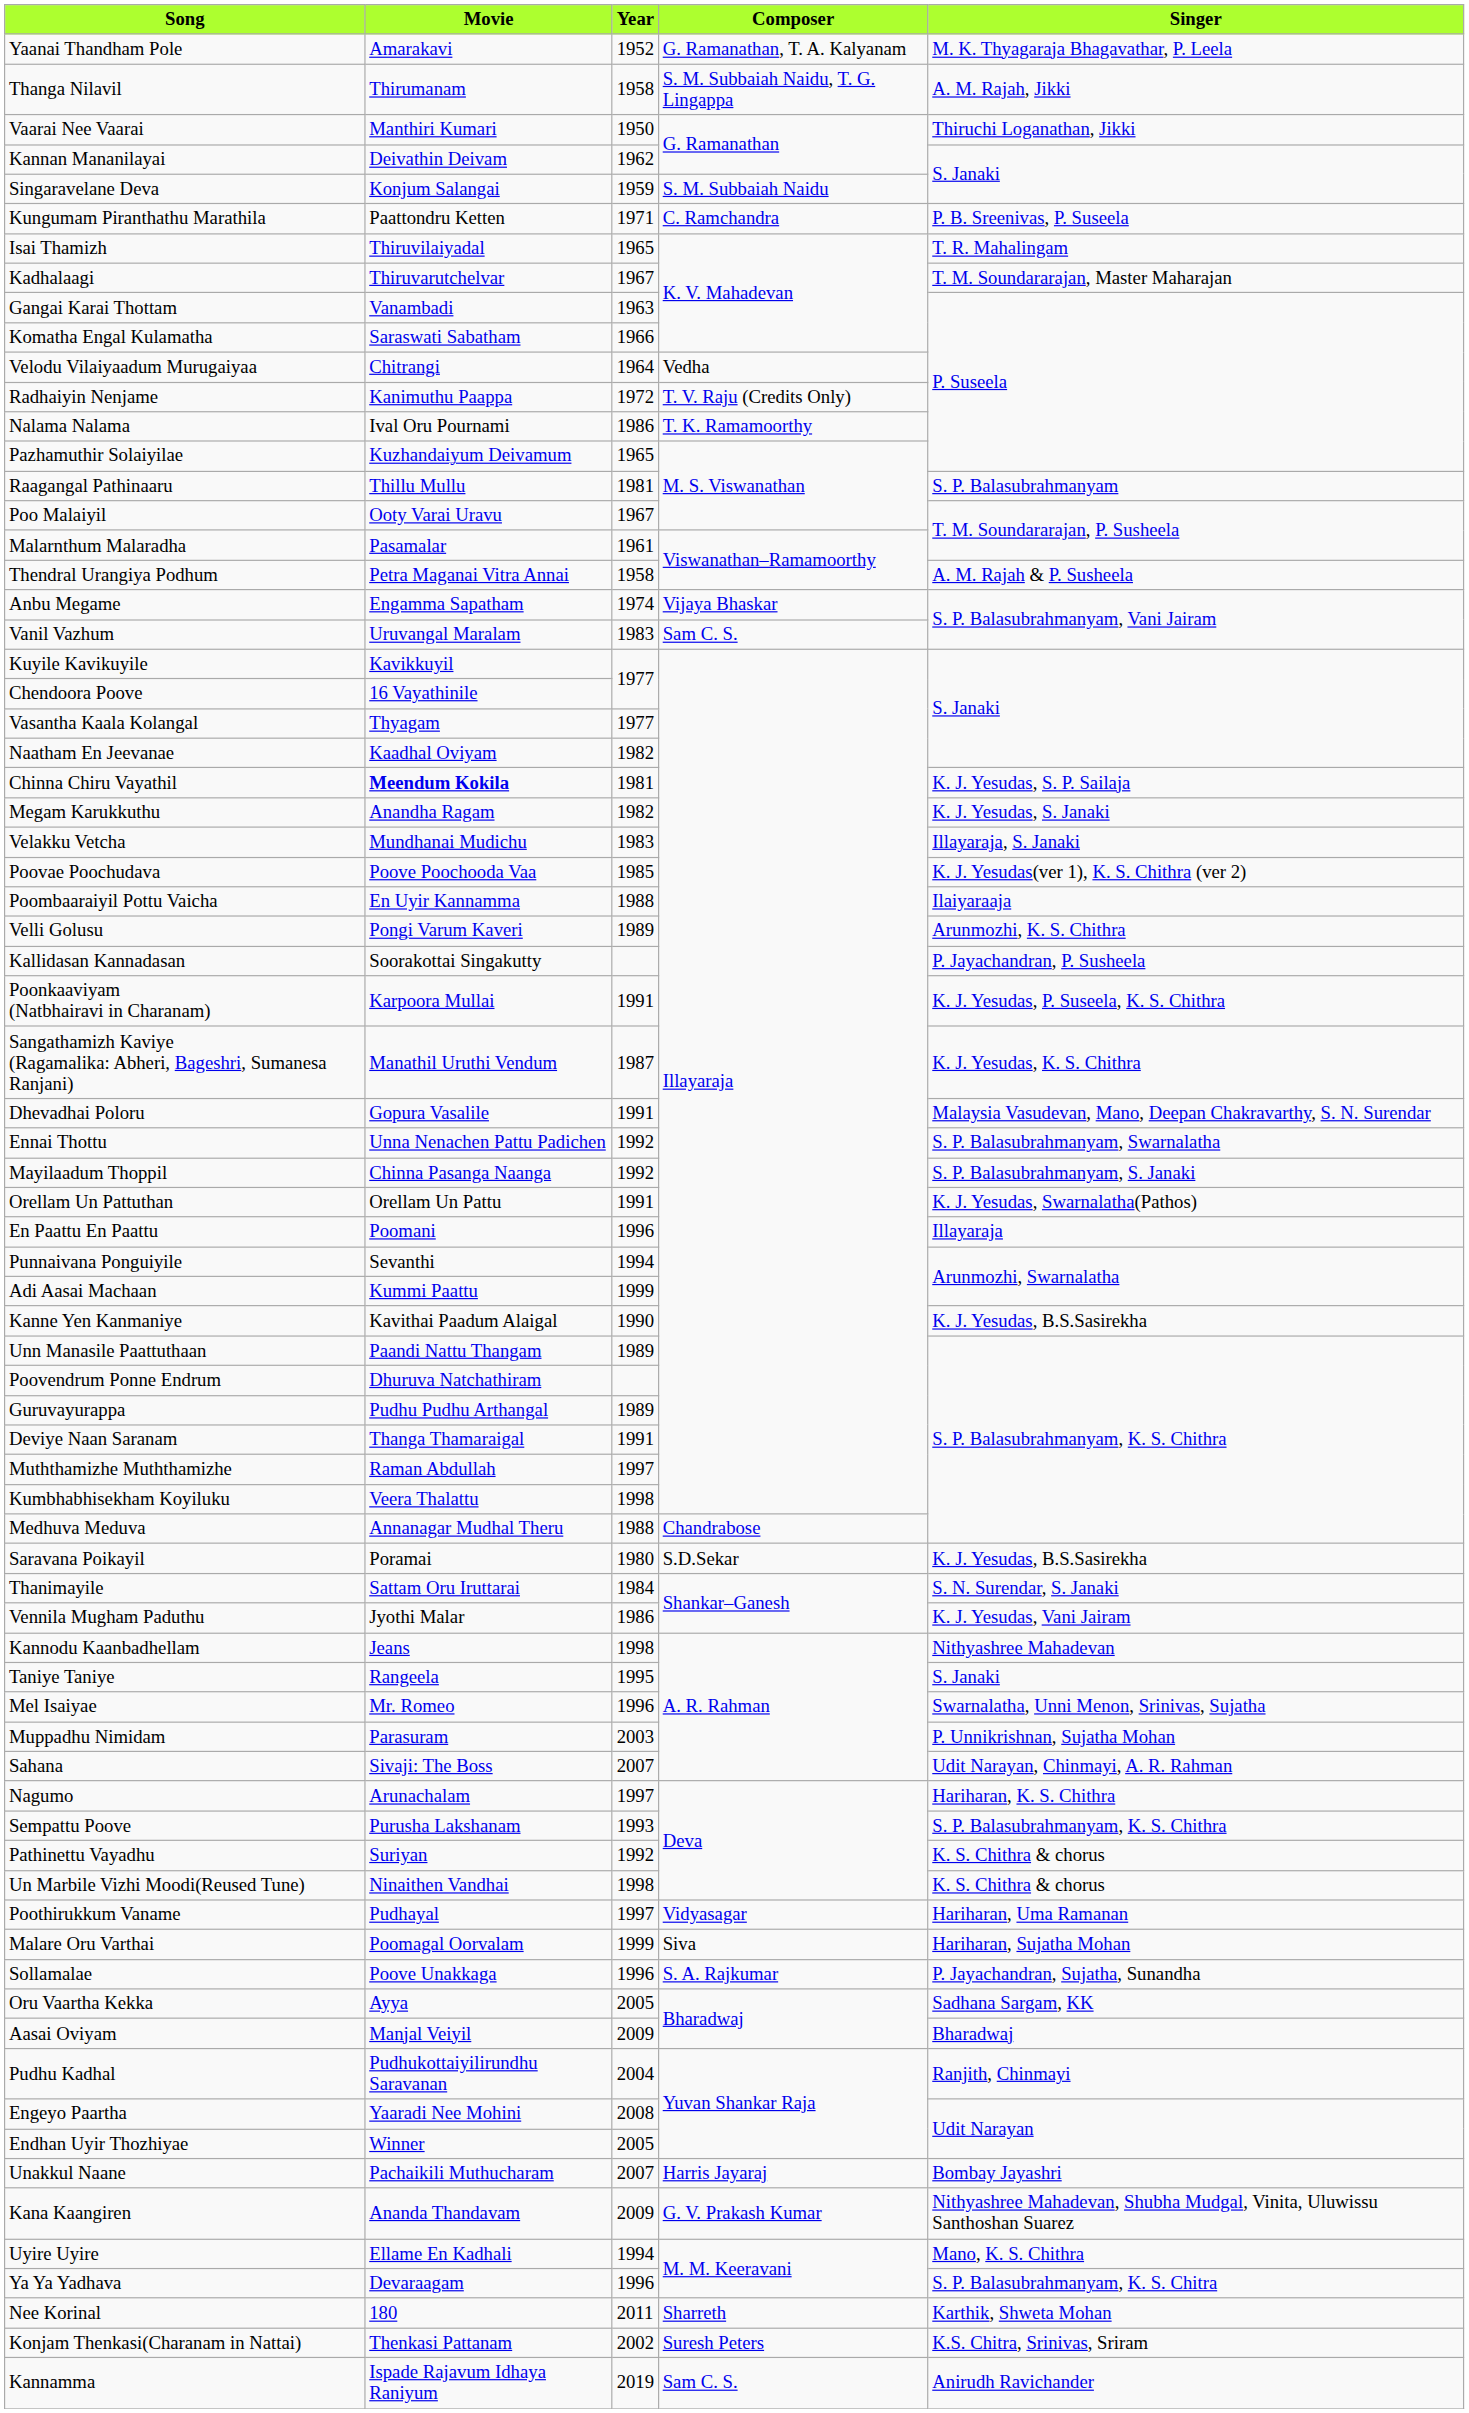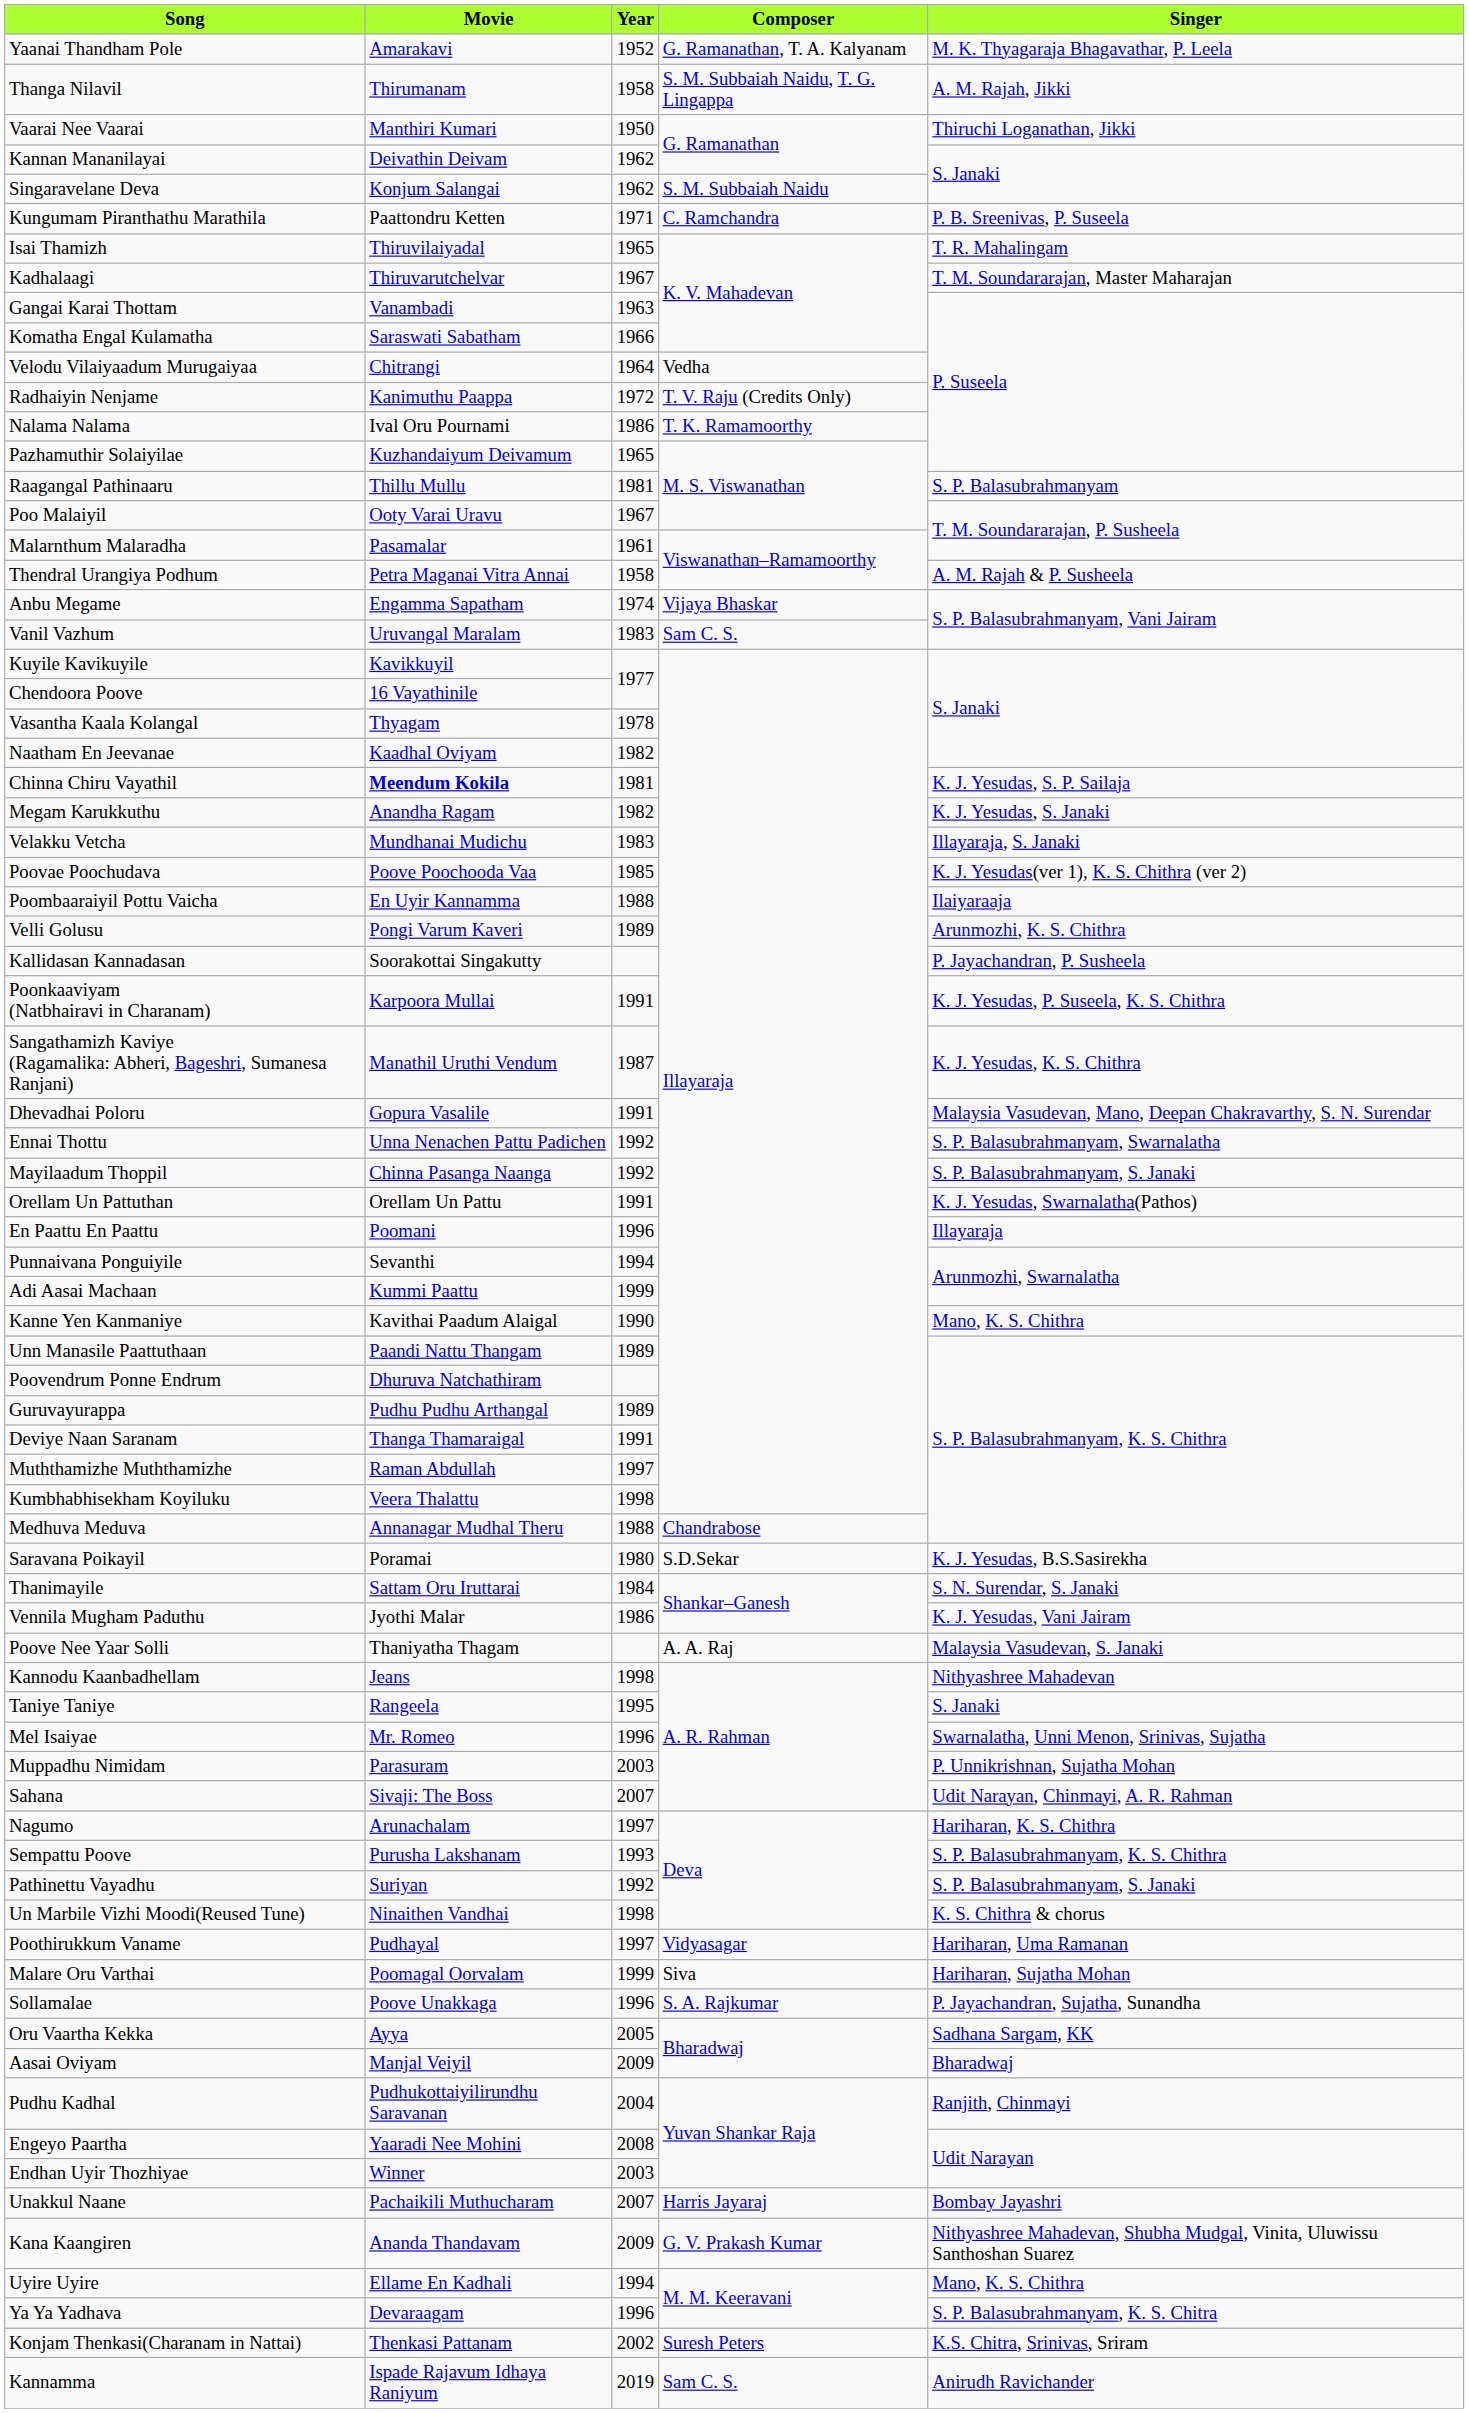(635, 188) 1959 -> (635, 188) 1962
(635, 723) 1977 -> (635, 723) 1978
(1040, 1320) K. J. Yesudas, B.S.Sasirekha -> (1008, 1320) Mano, K. S. Chithra
+ row: (89, 1647)
(1019, 1855) K. S. Chithra & chorus -> (1064, 1884) S. P. Balasubrahmanyam, S. Janaki
(635, 2143) 2005 -> (635, 2173) 2003
- row: (55, 2312)
